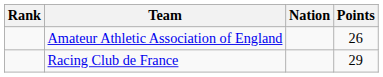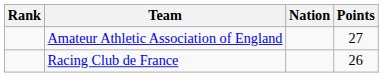(356, 38) 26 -> (356, 38) 27
(356, 60) 29 -> (356, 60) 26
